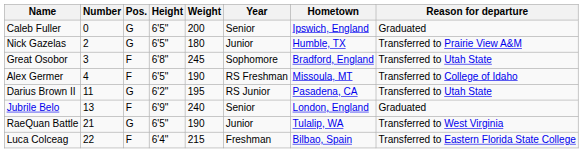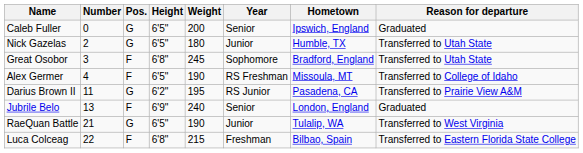(450, 44) Transferred to Prairie View A&M -> (435, 44) Transferred to Utah State
(435, 92) Transferred to Utah State -> (450, 92) Transferred to Prairie View A&M
(160, 140) 6'4" -> (160, 140) 6'8"
